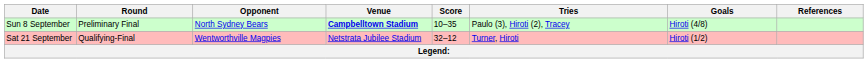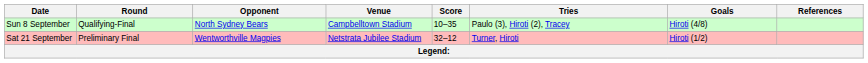(109, 25) Preliminary Final -> (107, 25) Qualifying-Final
(373, 25) bold -> (370, 25) normal
(107, 38) Qualifying-Final -> (109, 38) Preliminary Final
